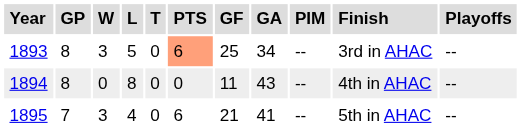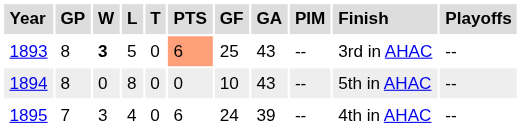(103, 51) normal -> (103, 51) bold
(266, 51) 34 -> (266, 51) 43
(229, 83) 11 -> (229, 83) 10
(385, 83) 4th in AHAC -> (385, 83) 5th in AHAC
(229, 115) 21 -> (229, 115) 24
(266, 115) 41 -> (266, 115) 39
(385, 115) 5th in AHAC -> (385, 115) 4th in AHAC
